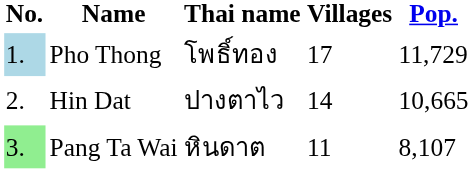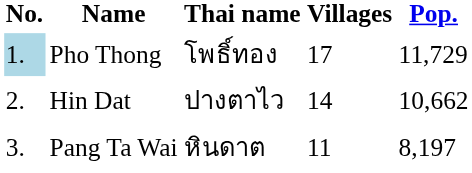(434, 100) 10,665 -> (434, 100) 10,662
(15, 146) lightgreen background -> (15, 146) no background
(427, 146) 8,107 -> (427, 146) 8,197
